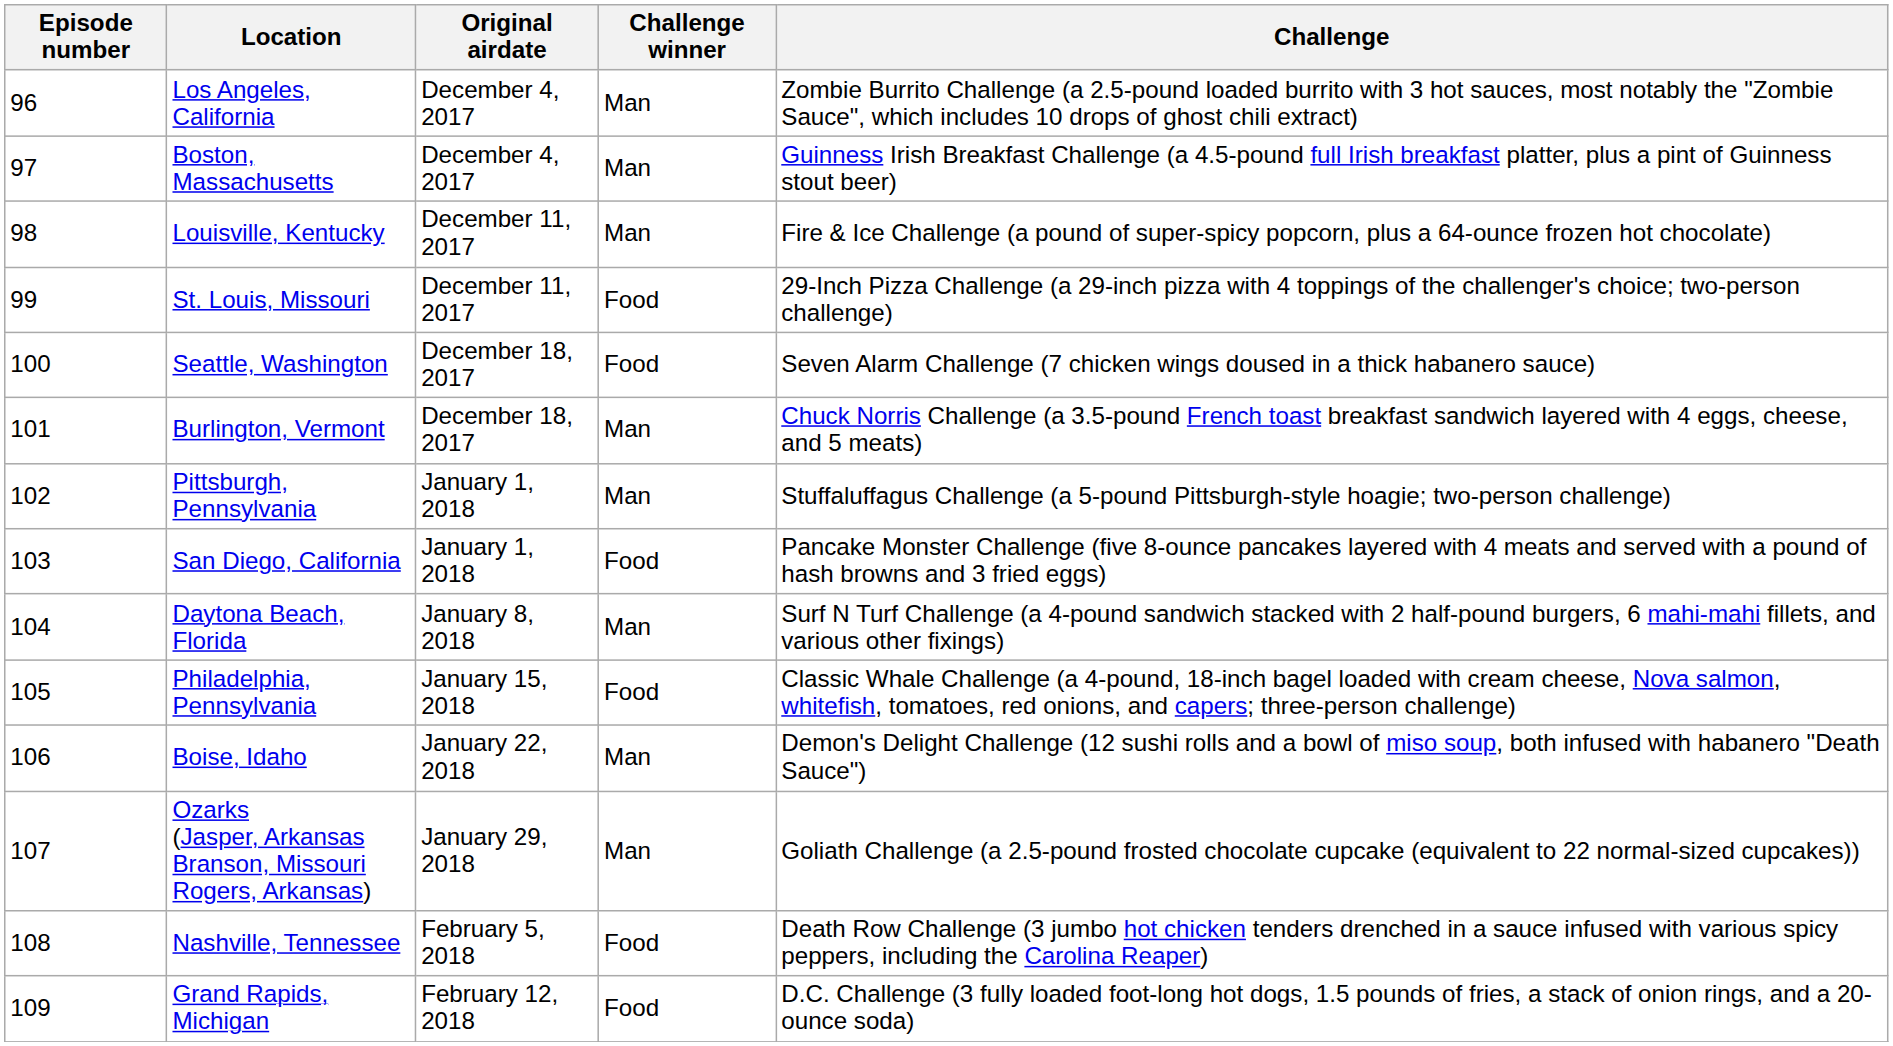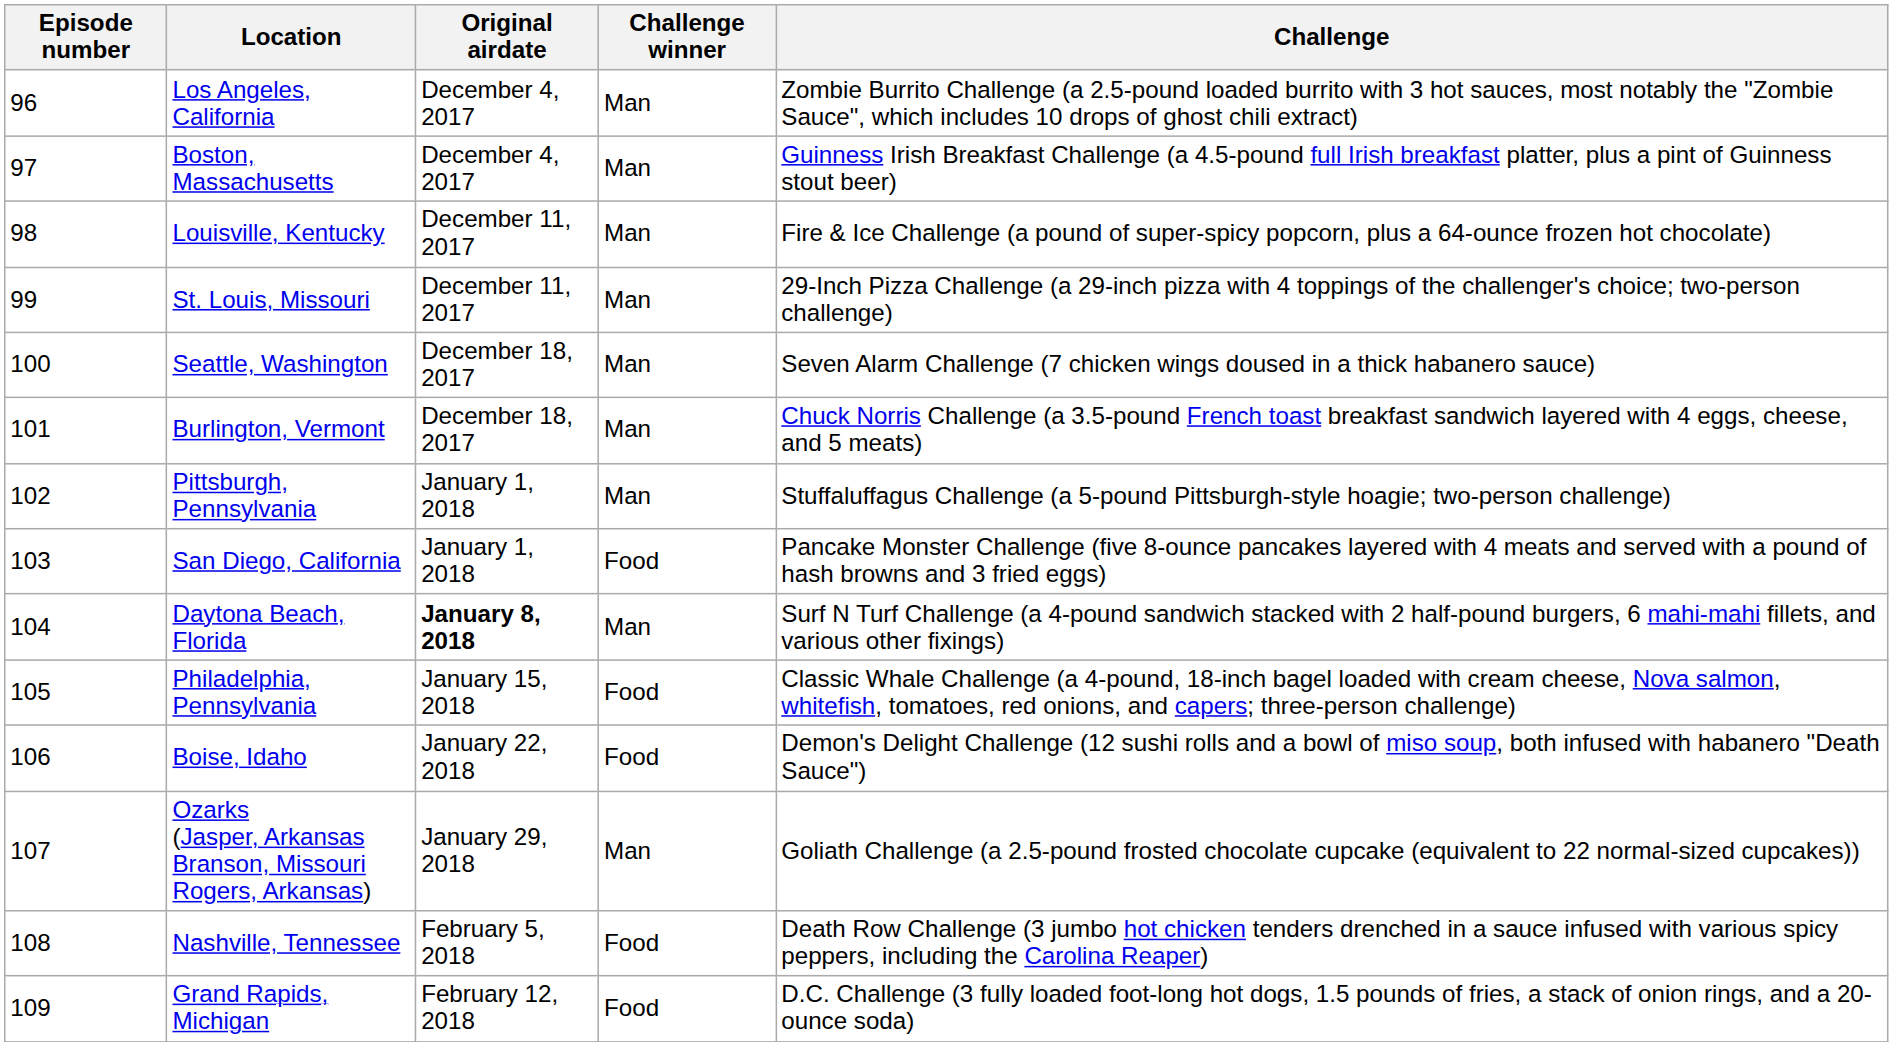(632, 299) Food -> (628, 299) Man
(632, 364) Food -> (628, 364) Man
(478, 626) normal -> (481, 626) bold
(628, 757) Man -> (632, 757) Food
